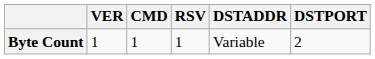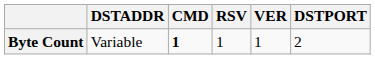columns swapped: (107, 16) <-> (250, 16)
(134, 41) normal -> (176, 41) bold
